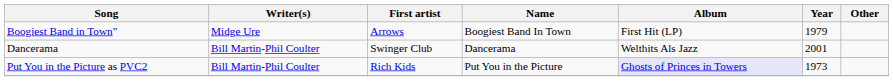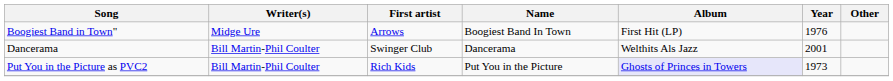(816, 31) 1979 -> (816, 31) 1976
